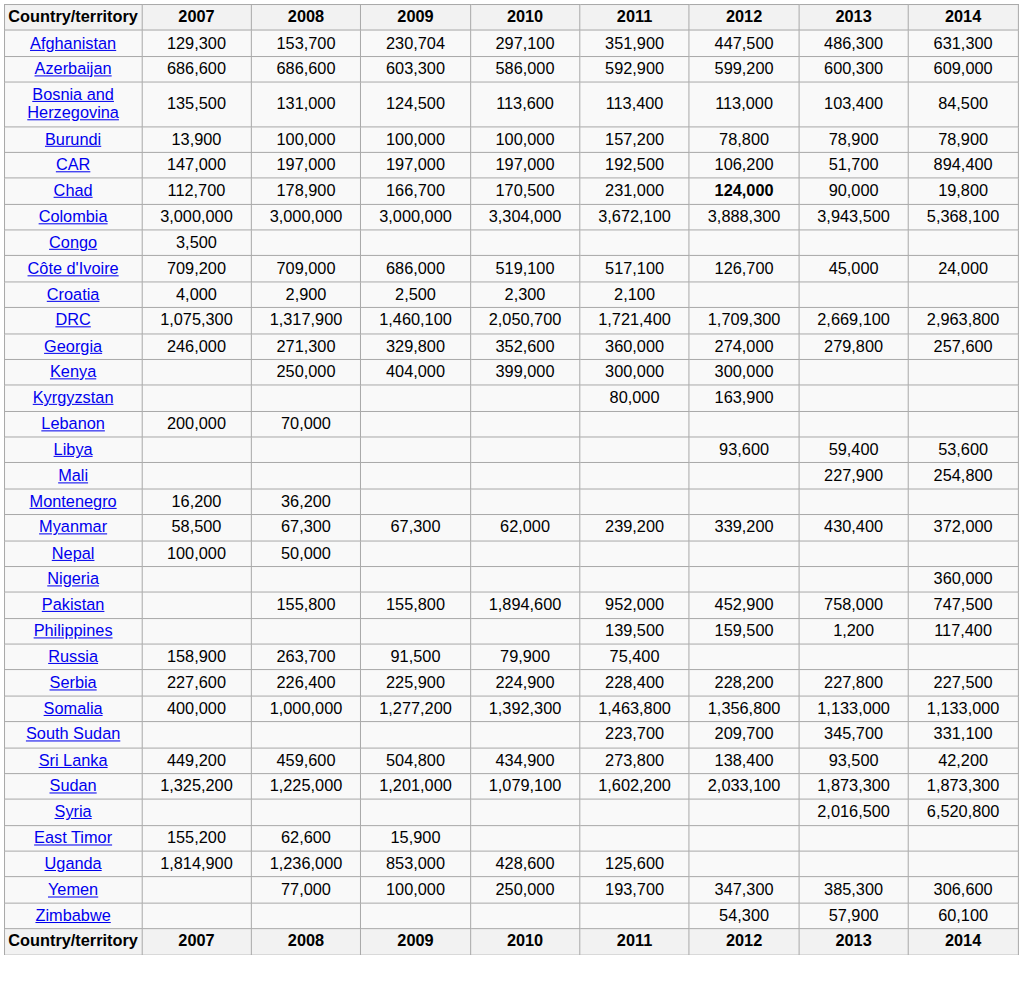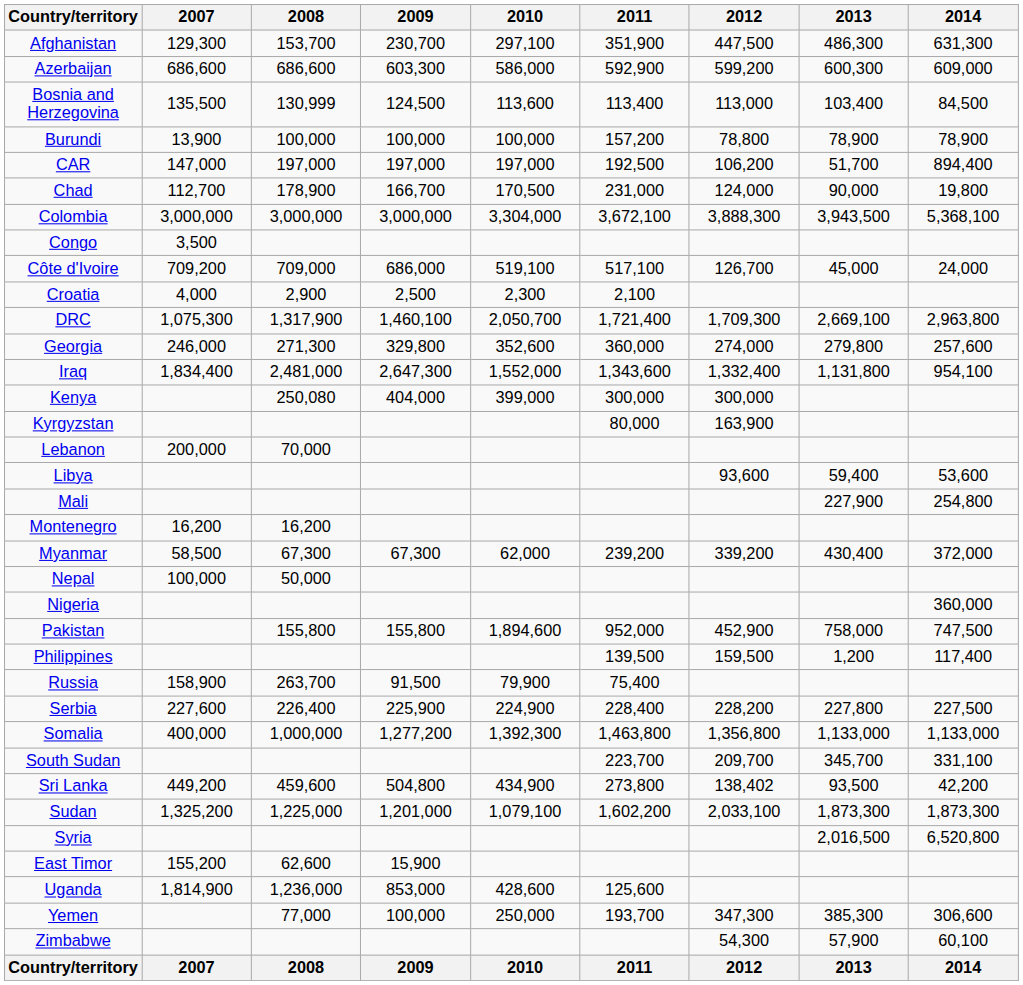(416, 43) 230,704 -> (416, 43) 230,700
(306, 104) 131,000 -> (306, 104) 130,999
(744, 191) bold -> (744, 191) normal
+ row: (73, 372)
(306, 372) 250,000 -> (306, 398) 250,080
(306, 501) 36,200 -> (306, 527) 16,200
(744, 760) 138,400 -> (744, 786) 138,402
